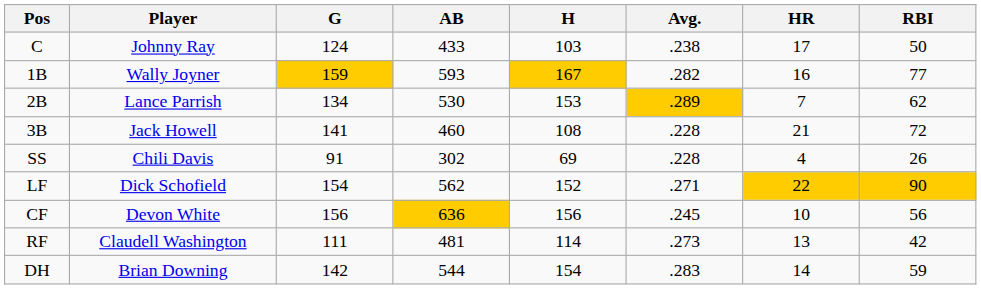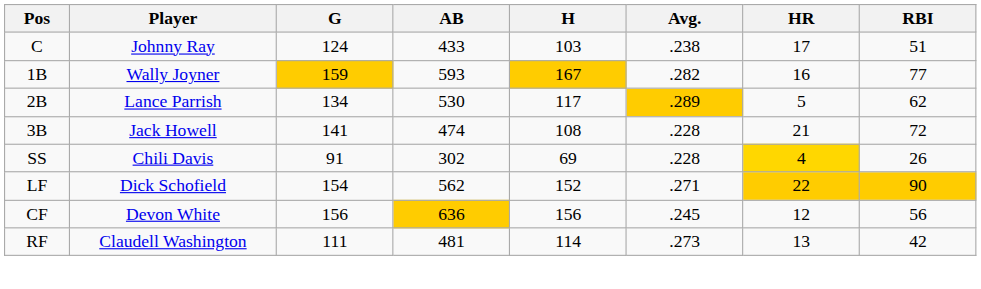(918, 46) 50 -> (918, 46) 51
(568, 102) 153 -> (568, 102) 117
(801, 102) 7 -> (801, 102) 5
(452, 130) 460 -> (452, 130) 474
(801, 158) no background -> (801, 158) gold background
(801, 213) 10 -> (801, 213) 12
- row: (37, 269)
